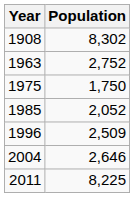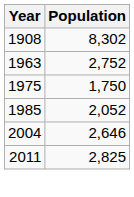- row: (25, 133)
(107, 180) 8,225 -> (107, 157) 2,825
